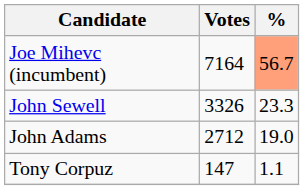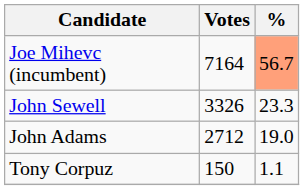(219, 168) 147 -> (219, 168) 150
